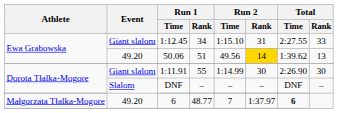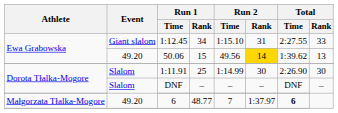(202, 56) 51 -> (202, 56) 15
(132, 71) Giant slalom -> (122, 71) Slalom
(202, 71) 55 -> (202, 71) 25
